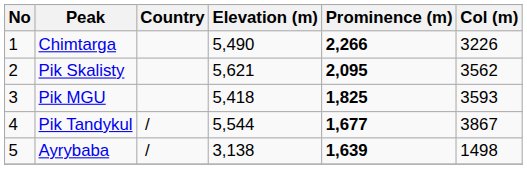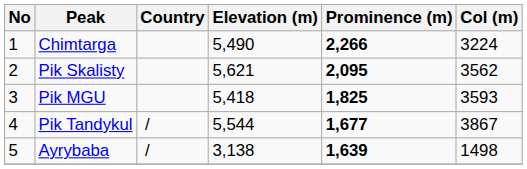(479, 44) 3226 -> (479, 44) 3224
